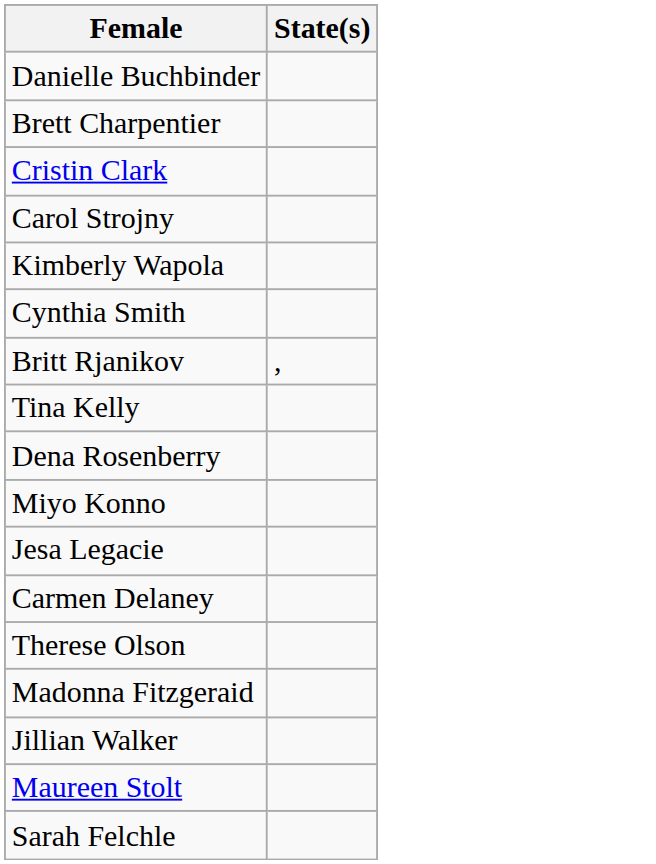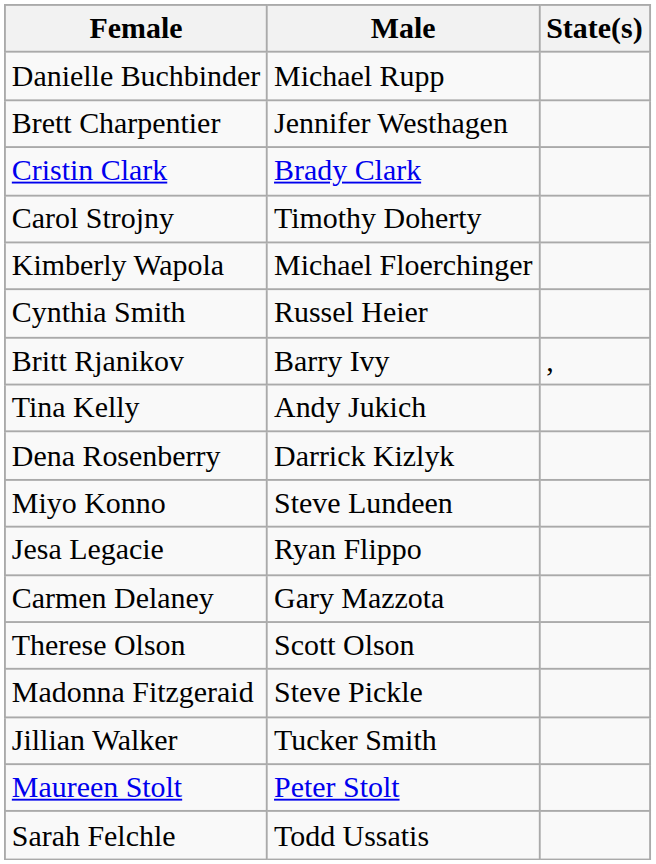+ column: (403, 28)
